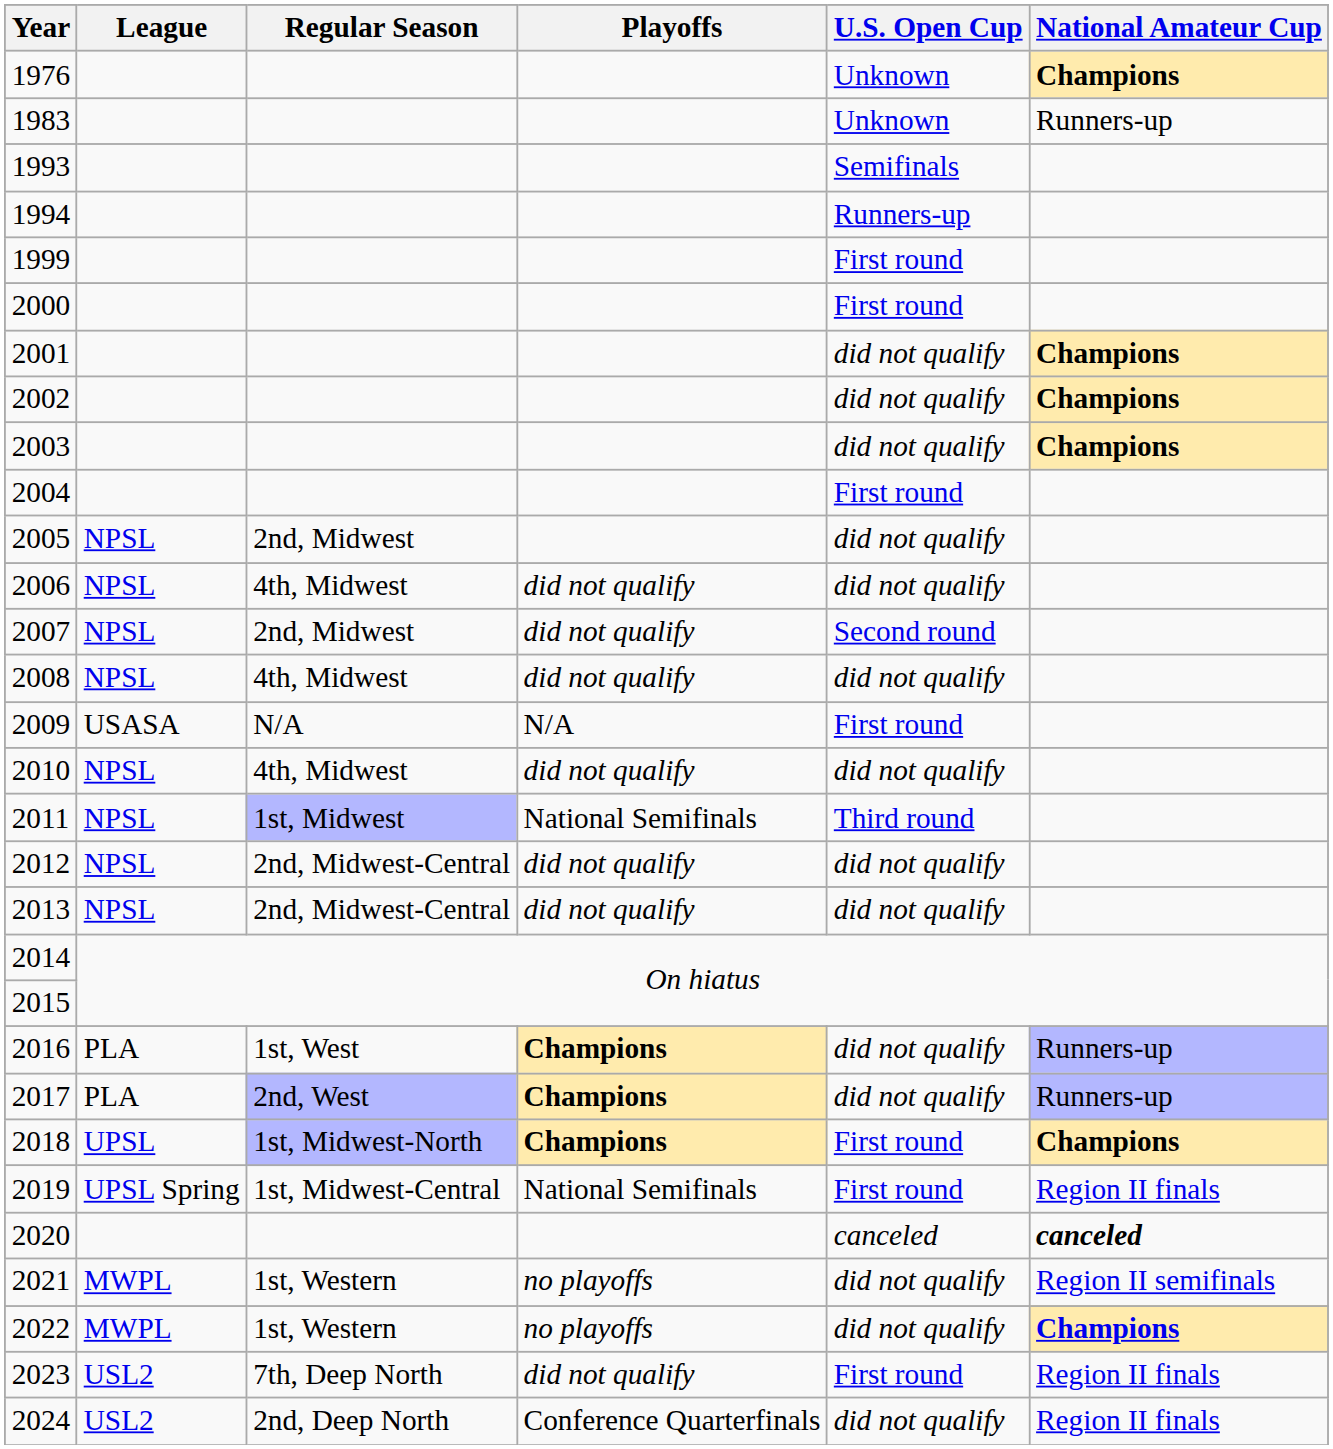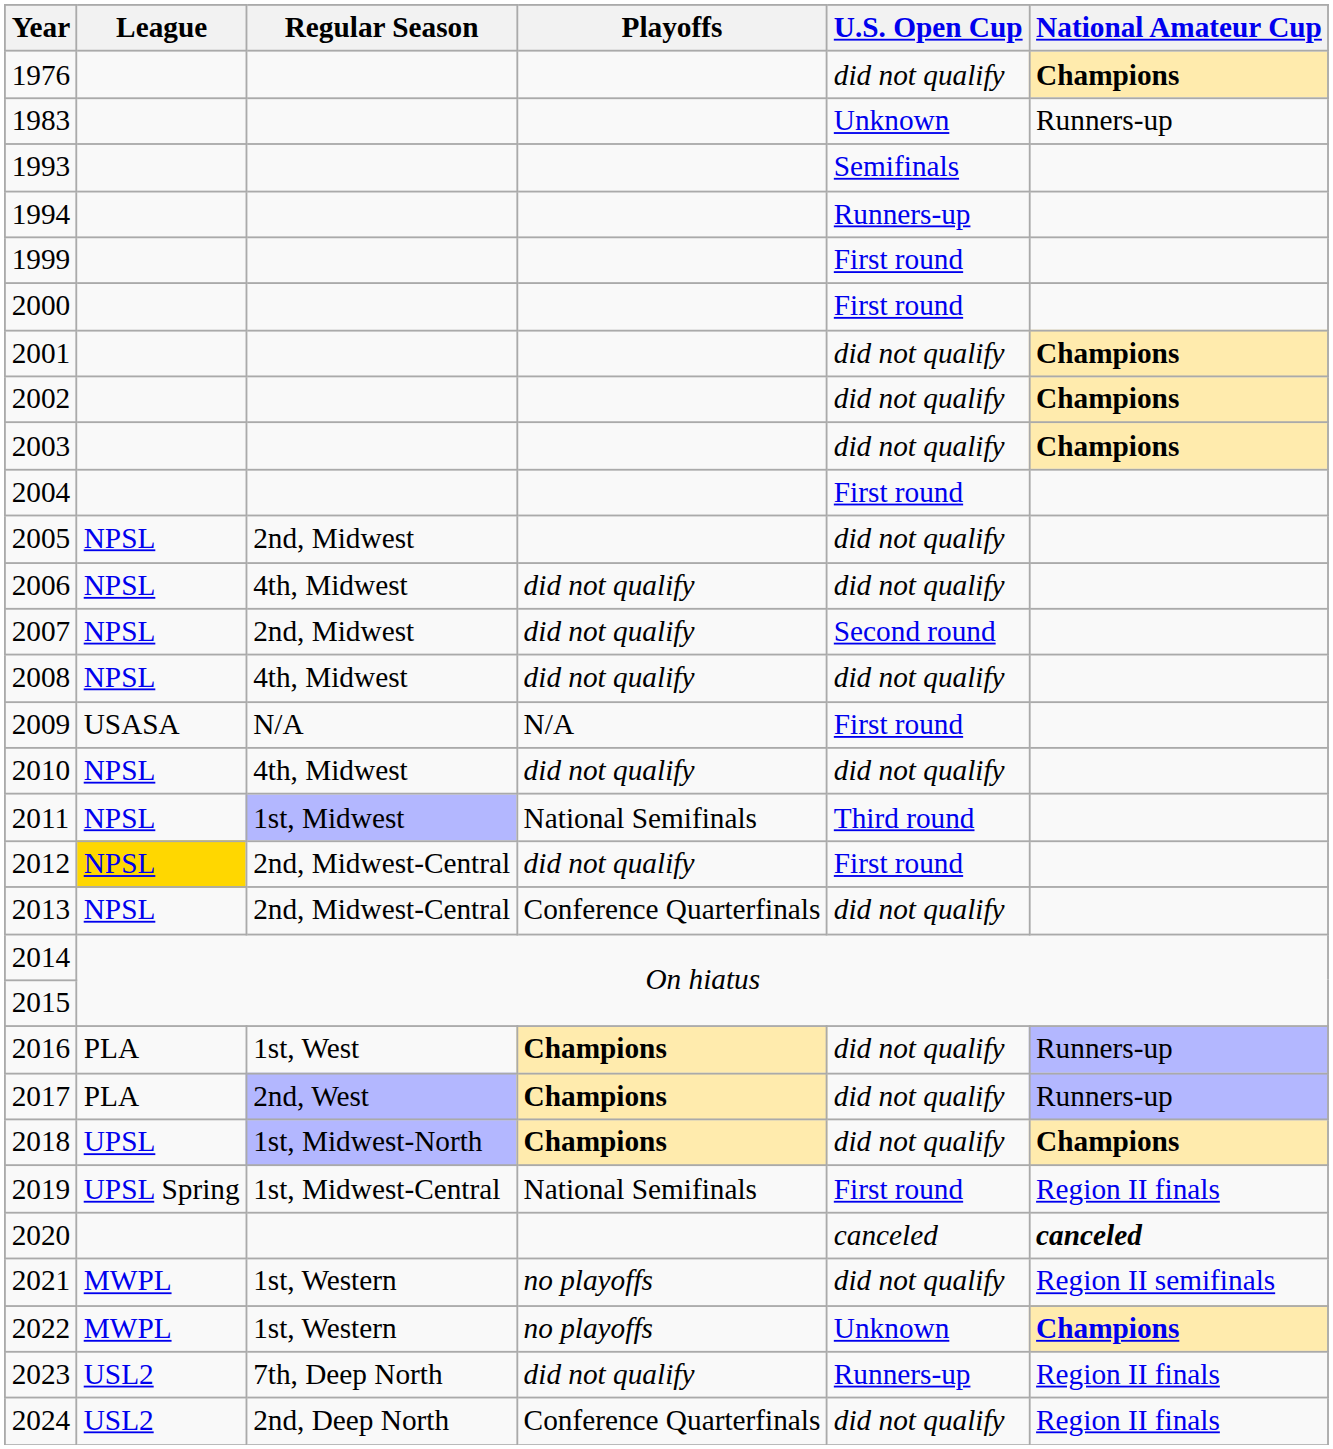(892, 74) Unknown -> (919, 74) did not qualify
(120, 863) no background -> (120, 863) gold background
(919, 863) did not qualify -> (898, 863) First round
(609, 910) did not qualify -> (672, 910) Conference Quarterfinals
(898, 1142) First round -> (919, 1142) did not qualify
(919, 1327) did not qualify -> (892, 1327) Unknown
(898, 1374) First round -> (902, 1374) Runners-up
